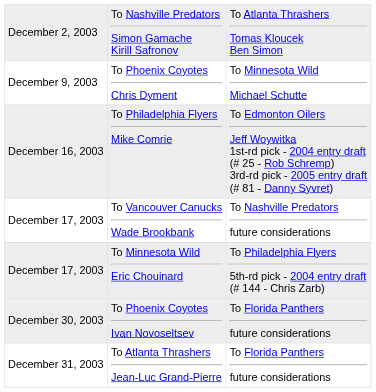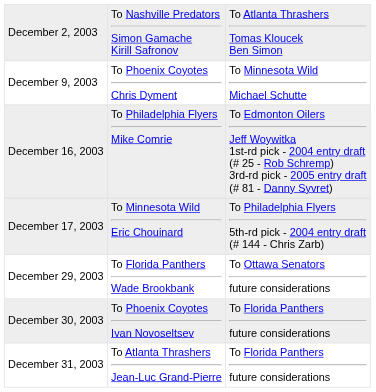- row: (167, 220)
+ row: (166, 276)
